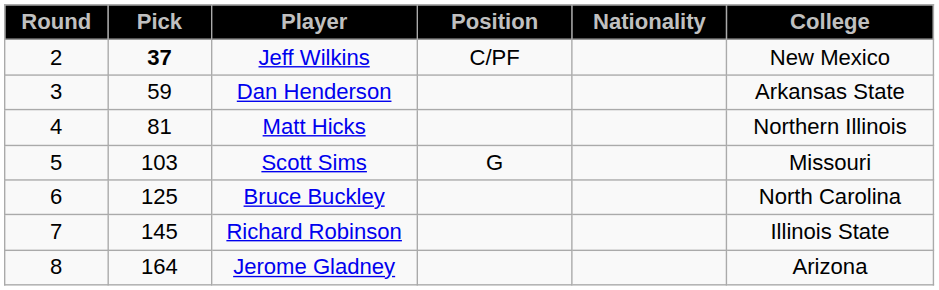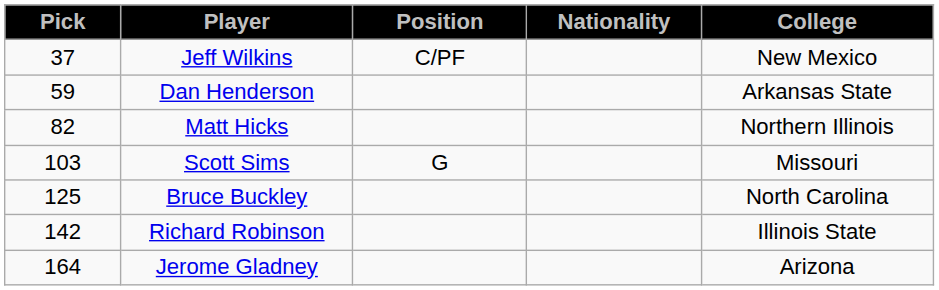- column: (56, 22)
(159, 57) bold -> (63, 57) normal
(159, 127) 81 -> (63, 127) 82
(159, 232) 145 -> (63, 232) 142
